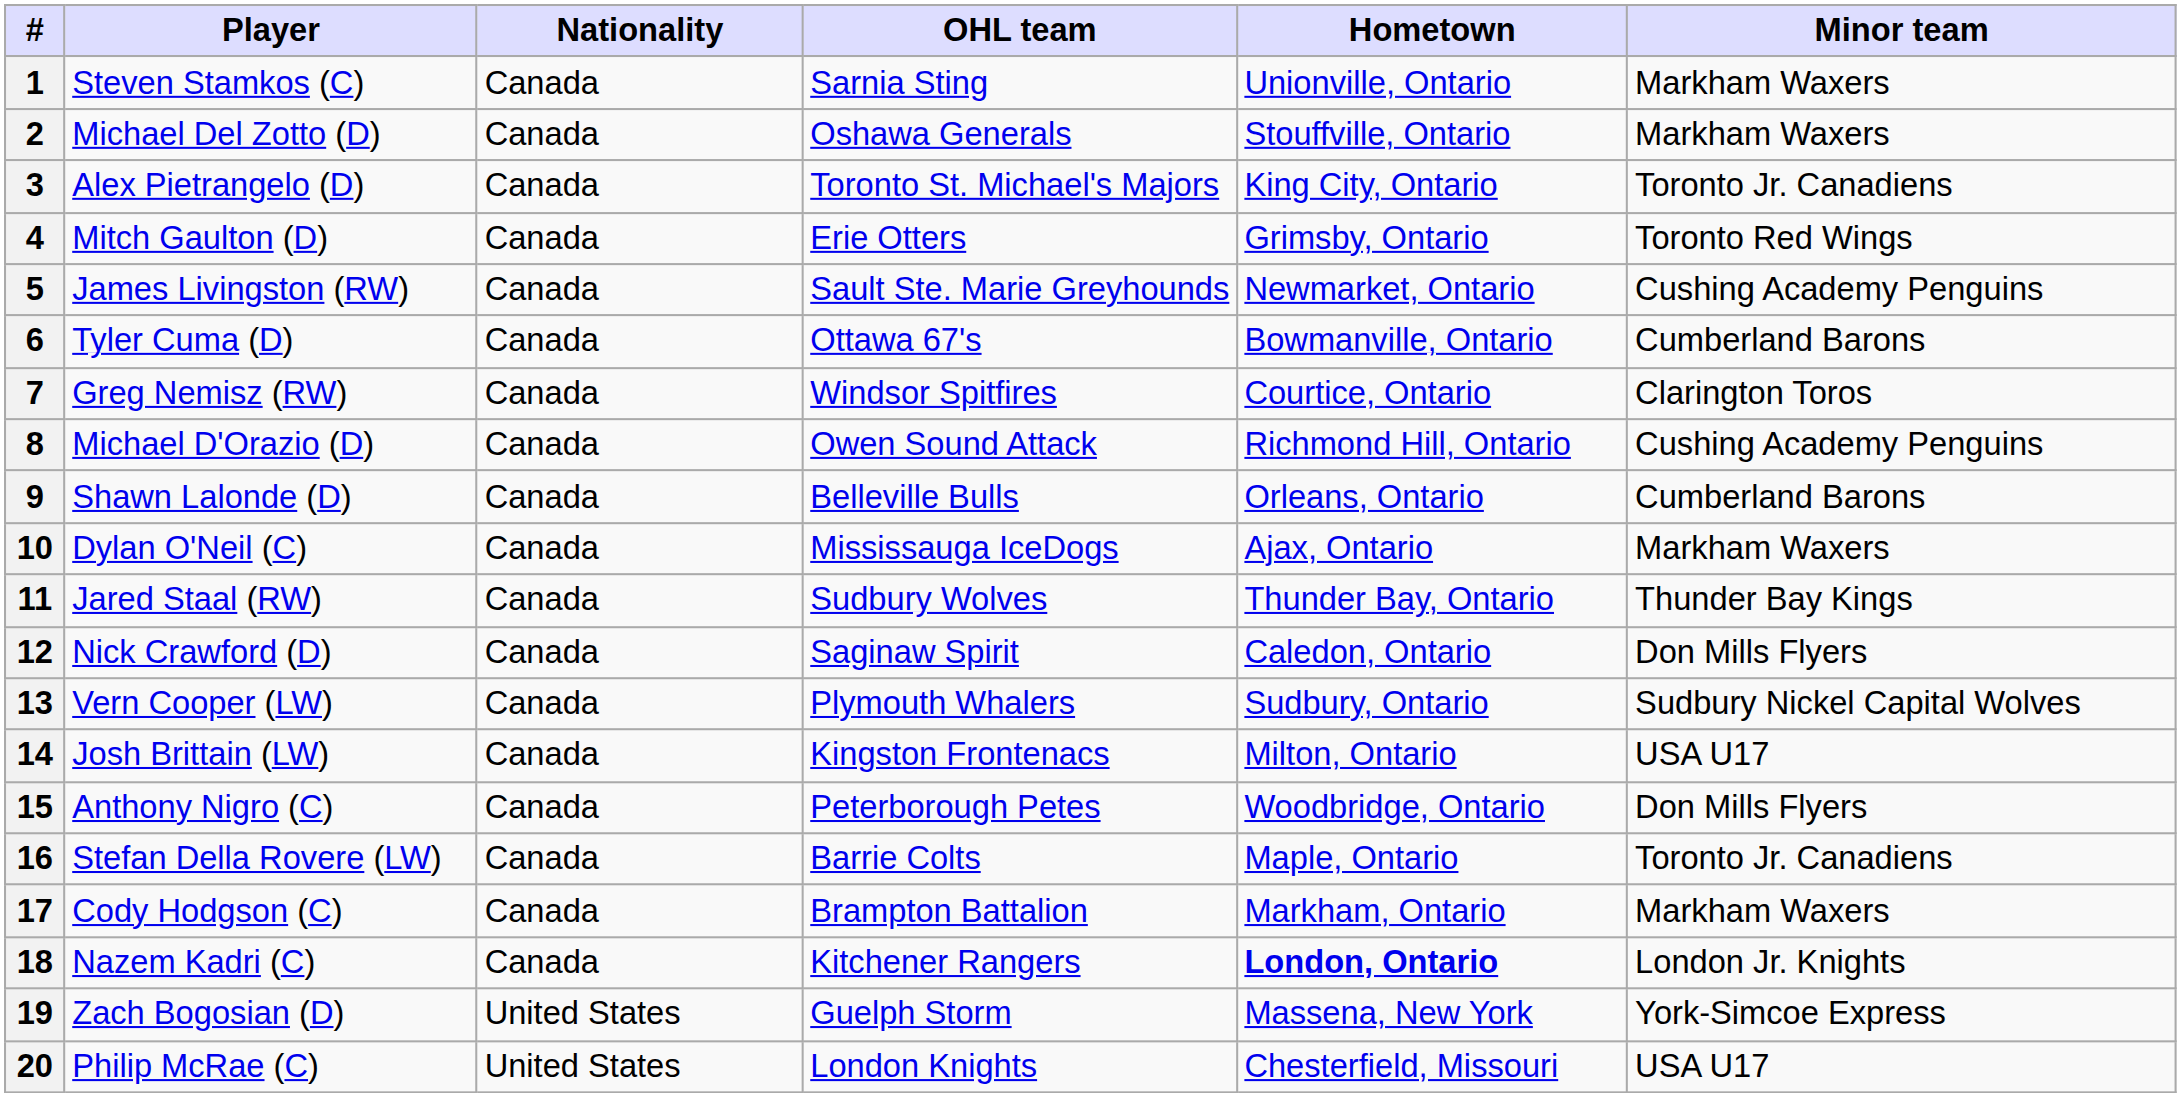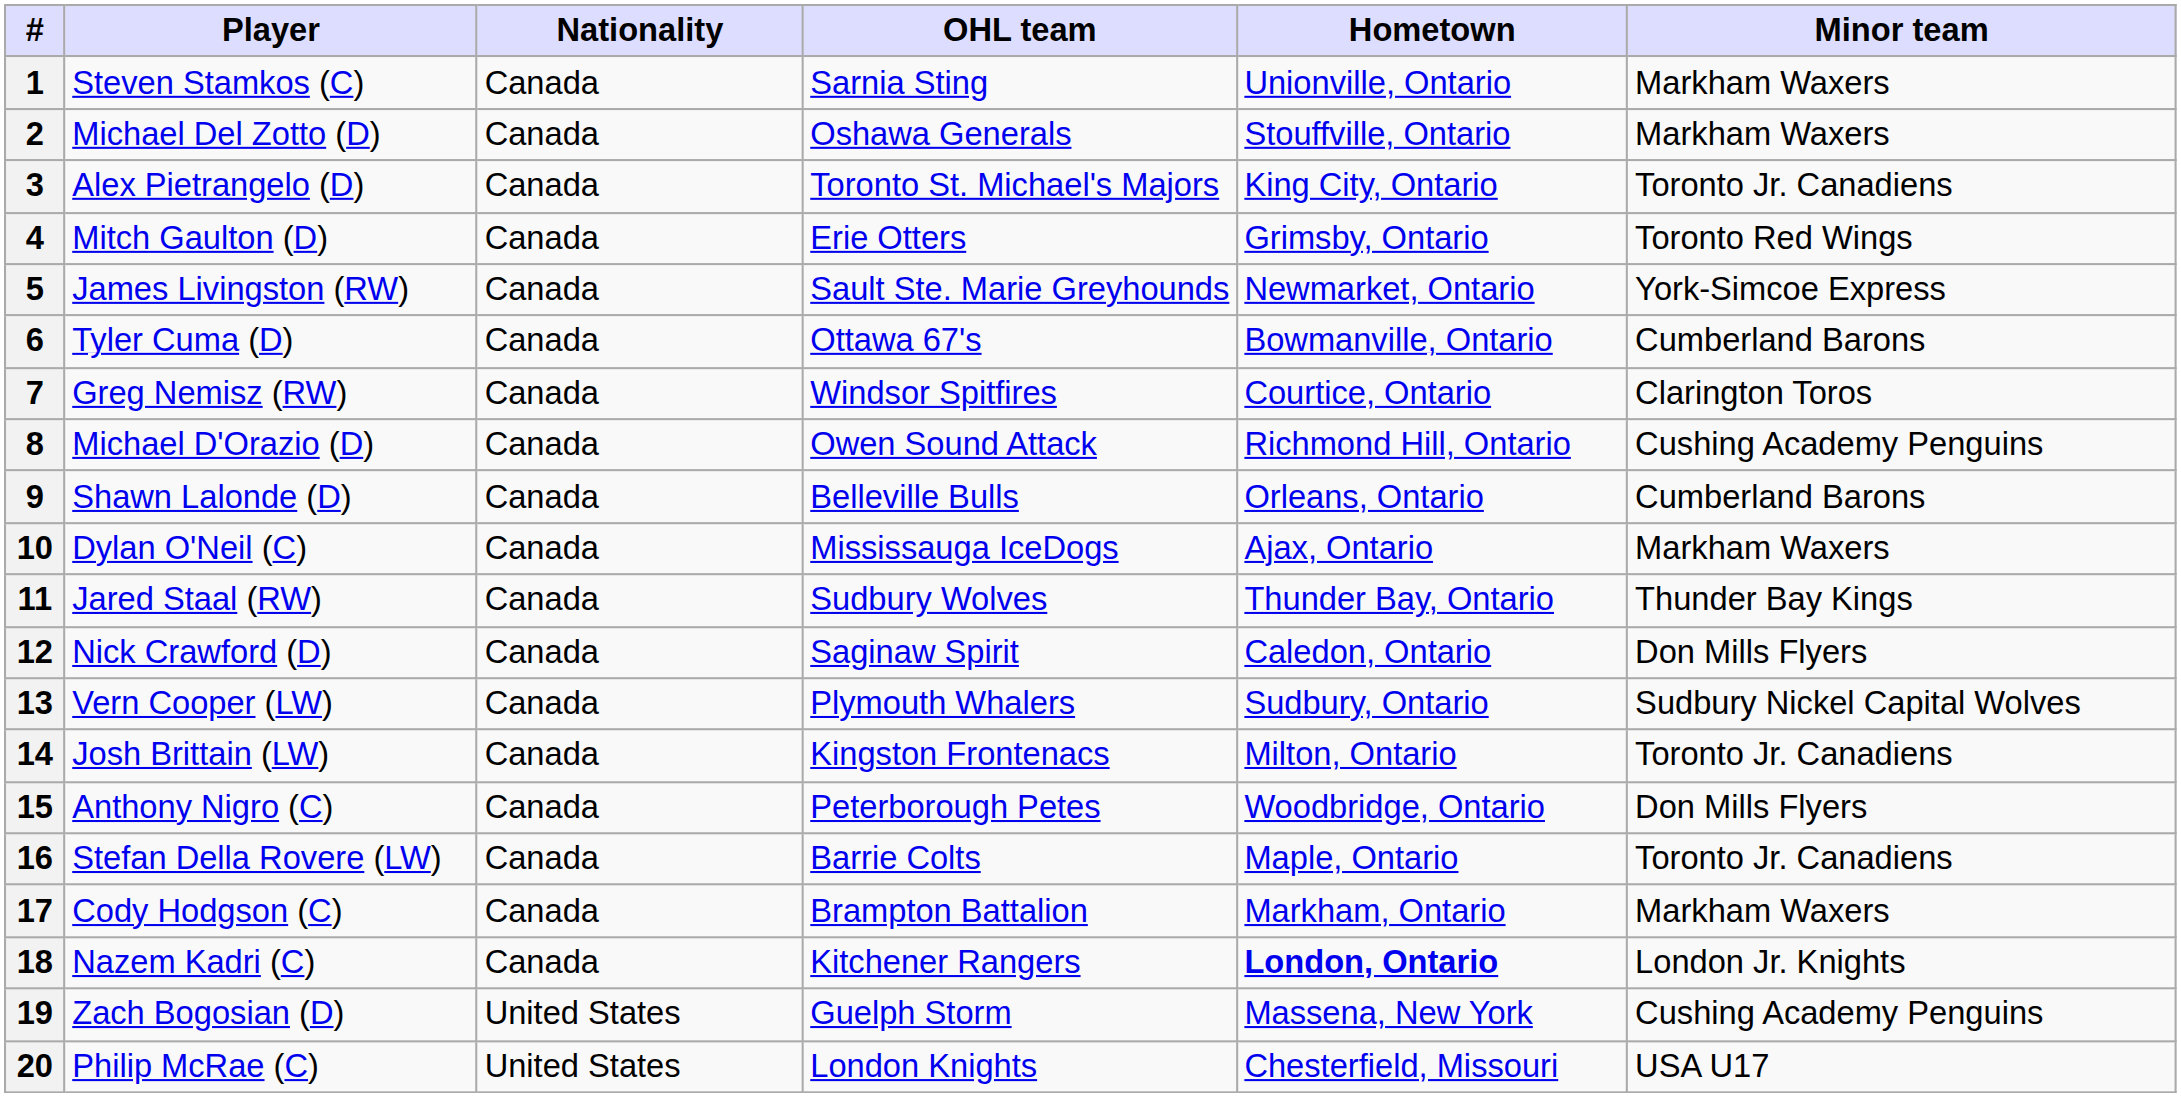(1839, 289) Cushing Academy Penguins -> (1791, 289) York-Simcoe Express
(1702, 755) USA U17 -> (1794, 755) Toronto Jr. Canadiens
(1791, 1013) York-Simcoe Express -> (1839, 1013) Cushing Academy Penguins
